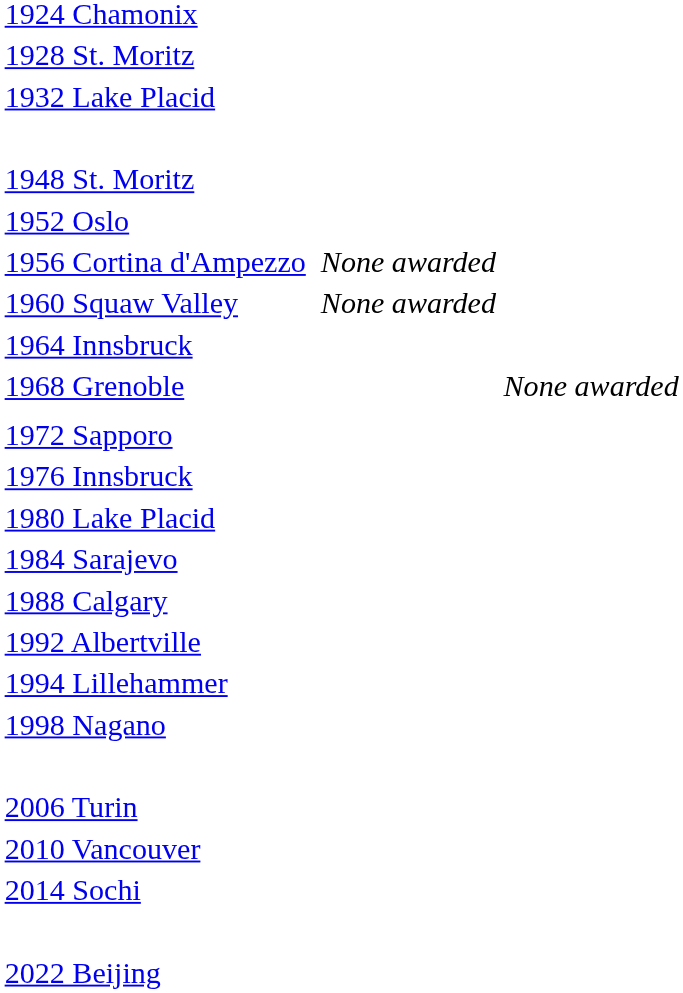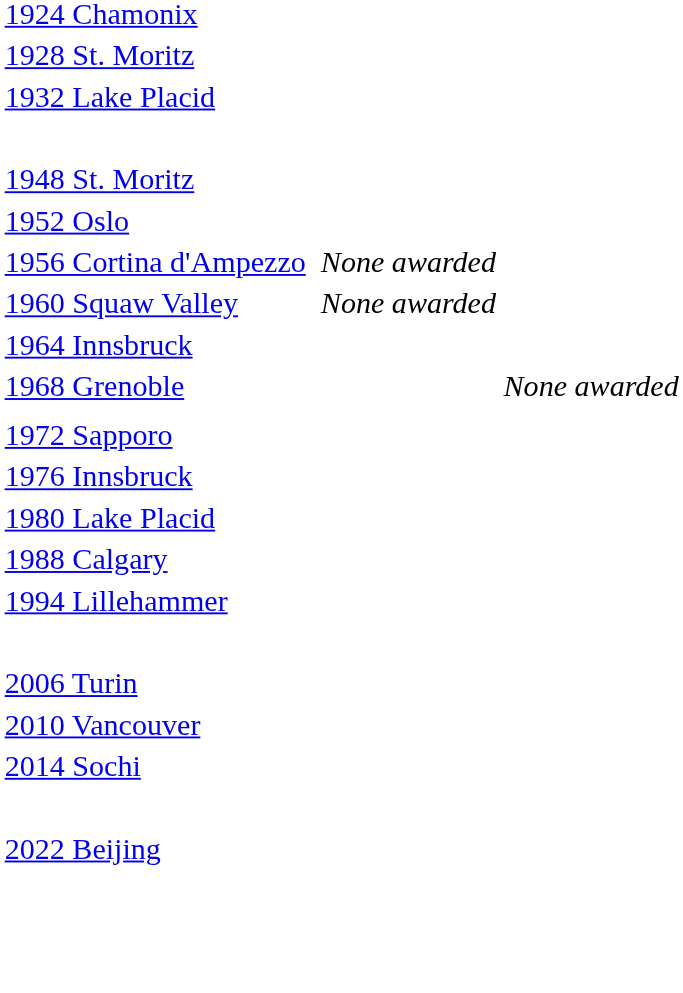- row: (91, 559)
- row: (103, 642)
- row: (85, 724)
